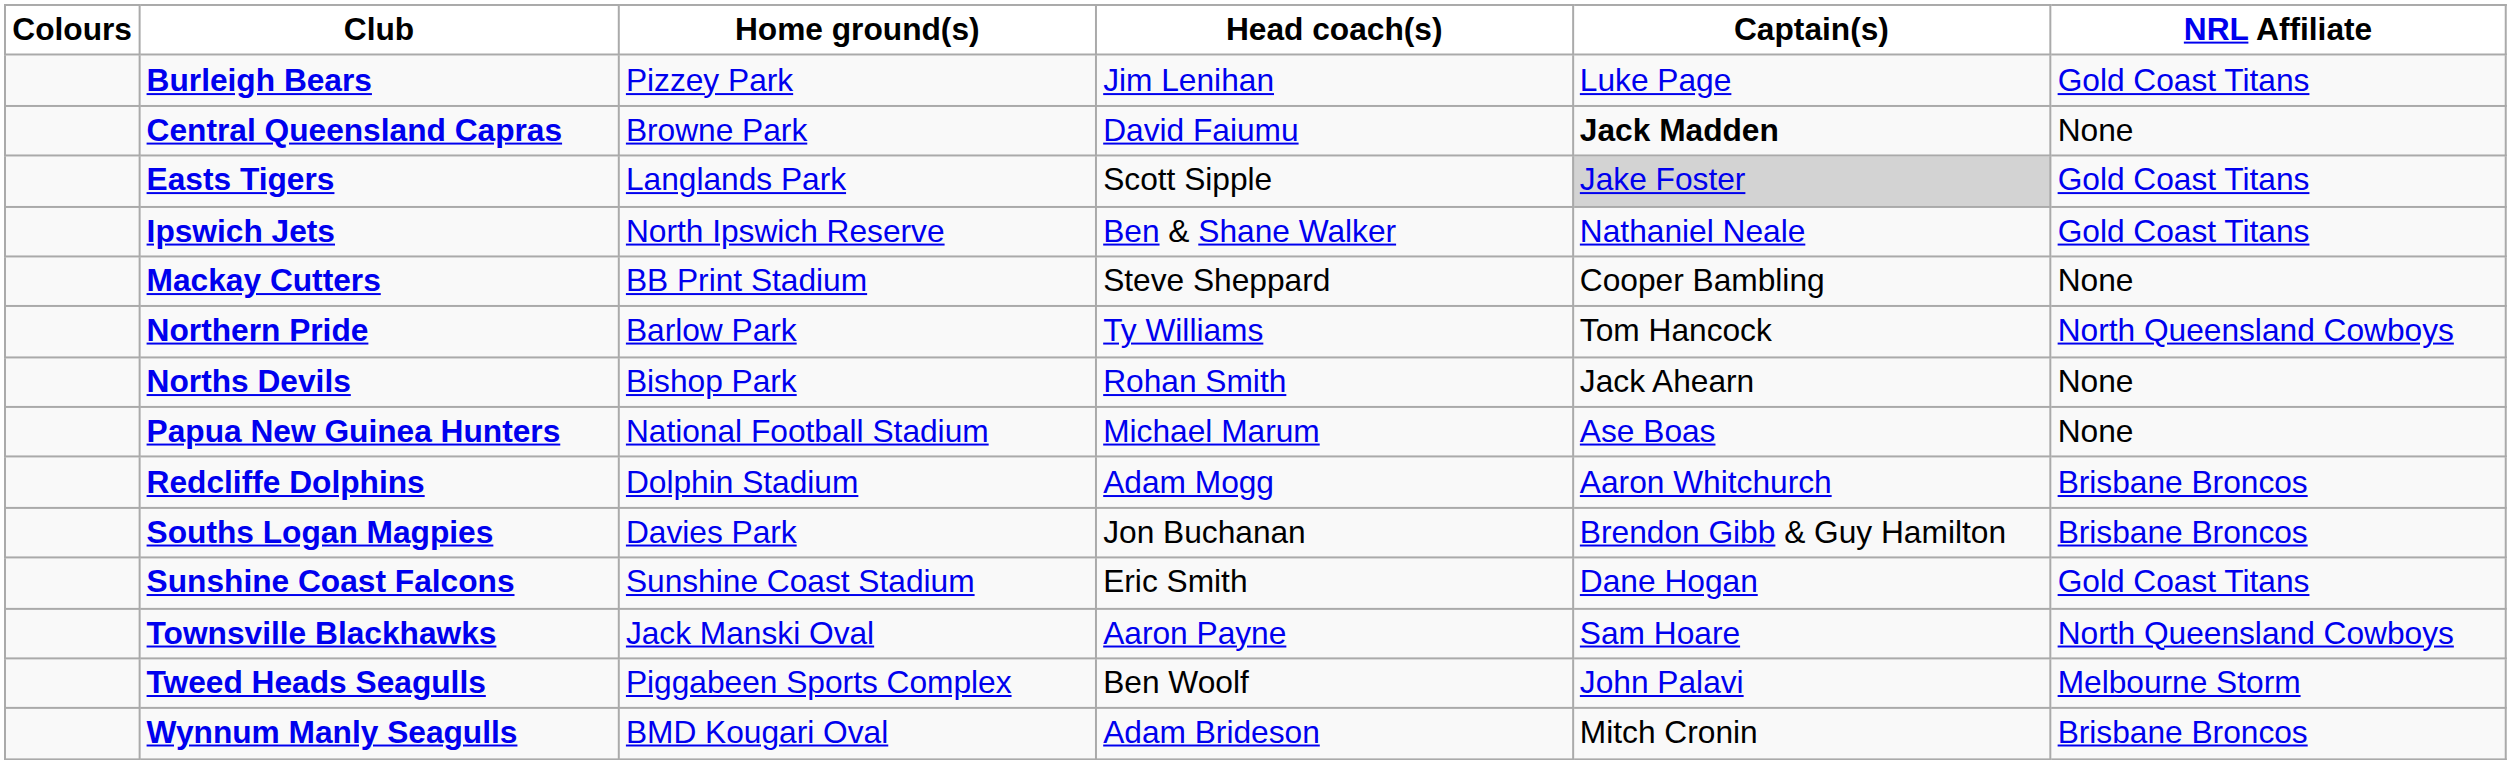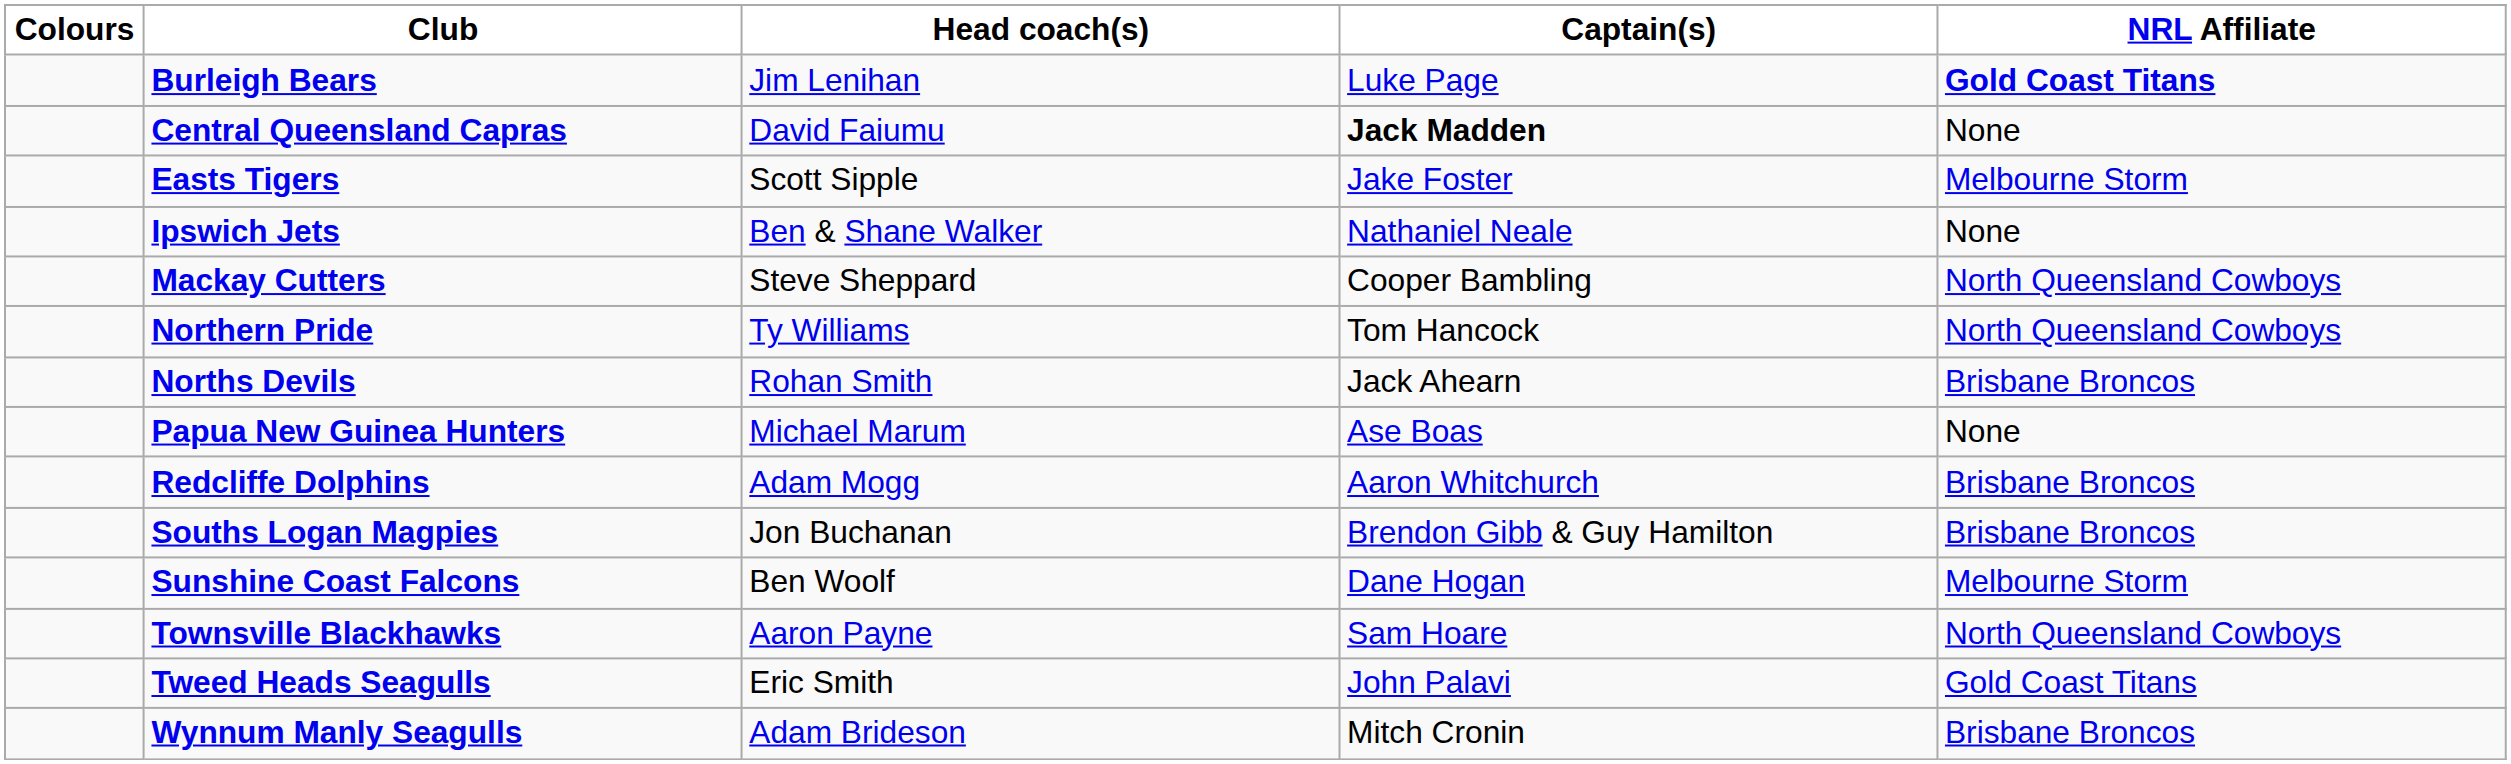- column: (857, 29)
(2184, 79) normal -> (2080, 79) bold
(1663, 180) lightgrey background -> (1430, 180) no background
(2184, 180) Gold Coast Titans -> (2066, 180) Melbourne Storm
(2184, 230) Gold Coast Titans -> (1983, 230) None
(2095, 280) None -> (2143, 280) North Queensland Cowboys
(2095, 381) None -> (2070, 381) Brisbane Broncos
(1175, 582) Eric Smith -> (822, 582) Ben Woolf
(2184, 582) Gold Coast Titans -> (2066, 582) Melbourne Storm
(1176, 682) Ben Woolf -> (821, 682) Eric Smith
(2179, 682) Melbourne Storm -> (2071, 682) Gold Coast Titans
